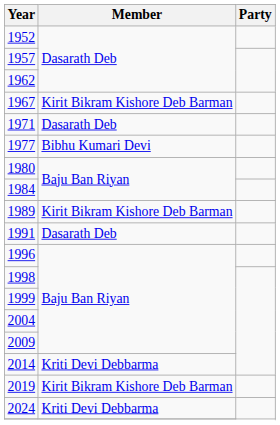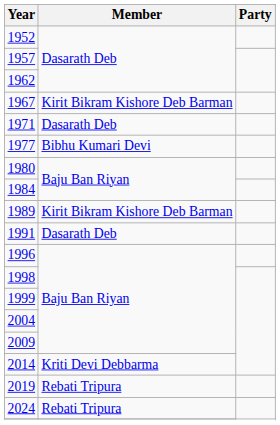(137, 386) Kirit Bikram Kishore Deb Barman -> (81, 386) Rebati Tripura
(100, 408) Kriti Devi Debbarma -> (81, 408) Rebati Tripura
